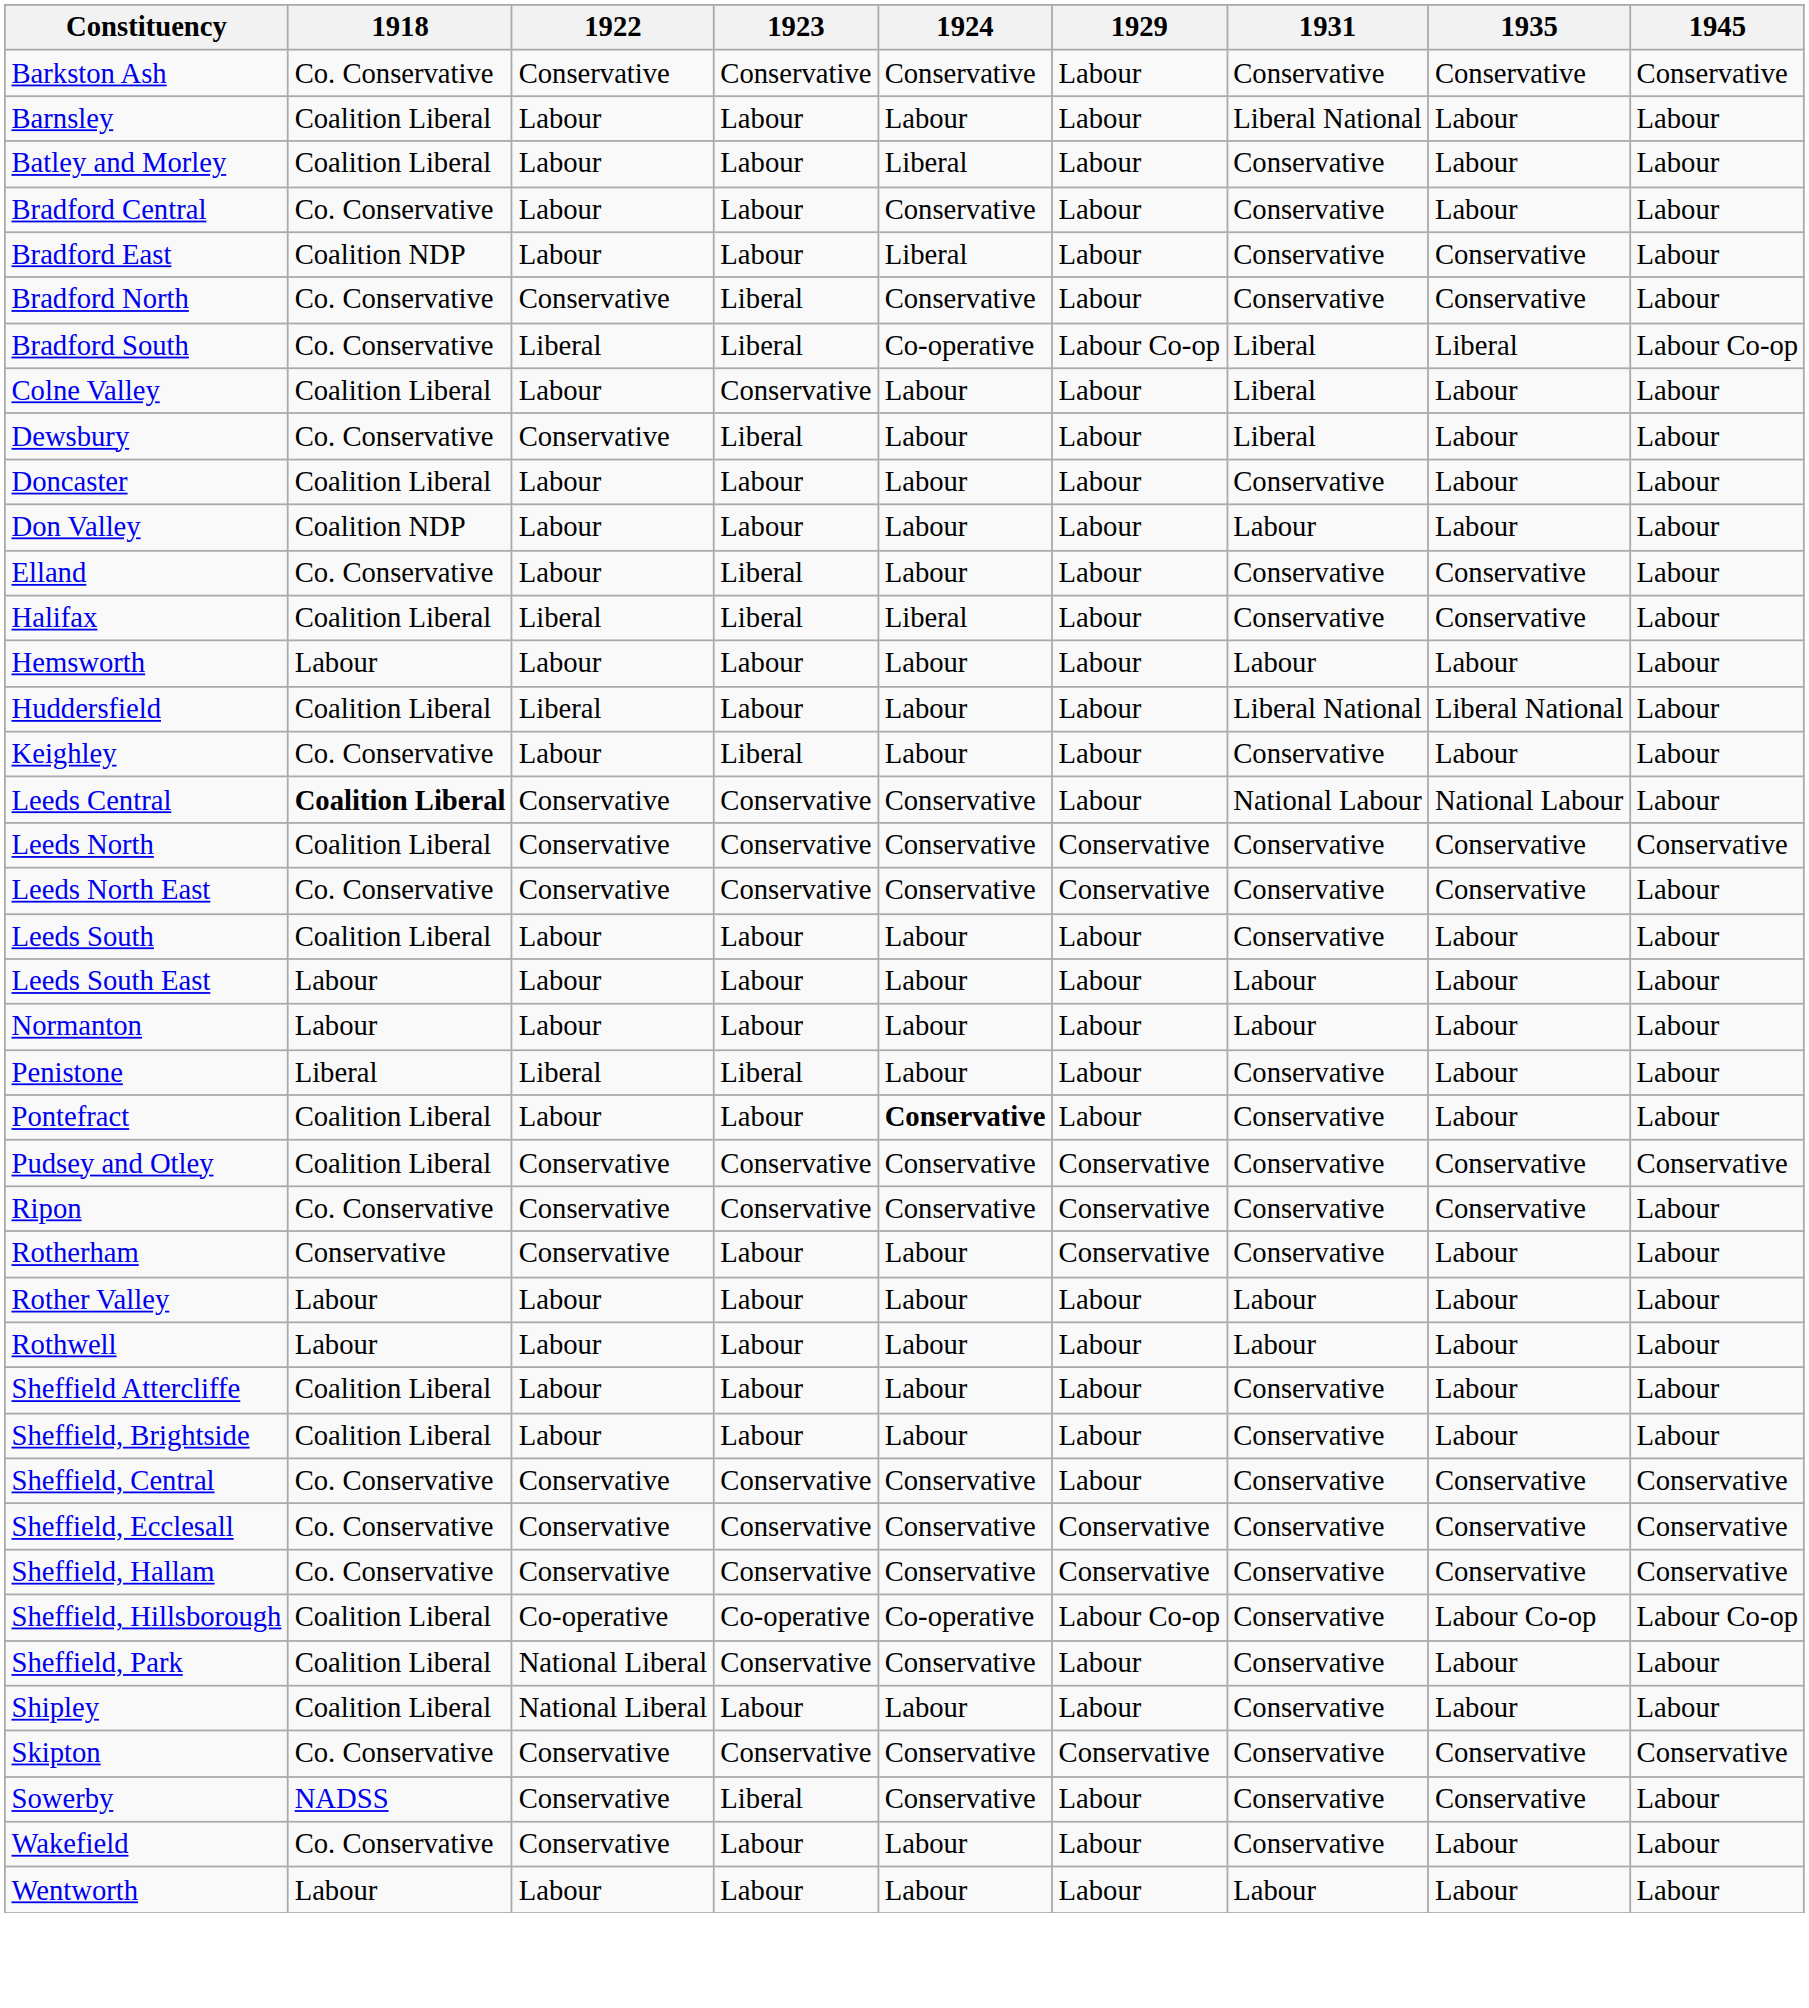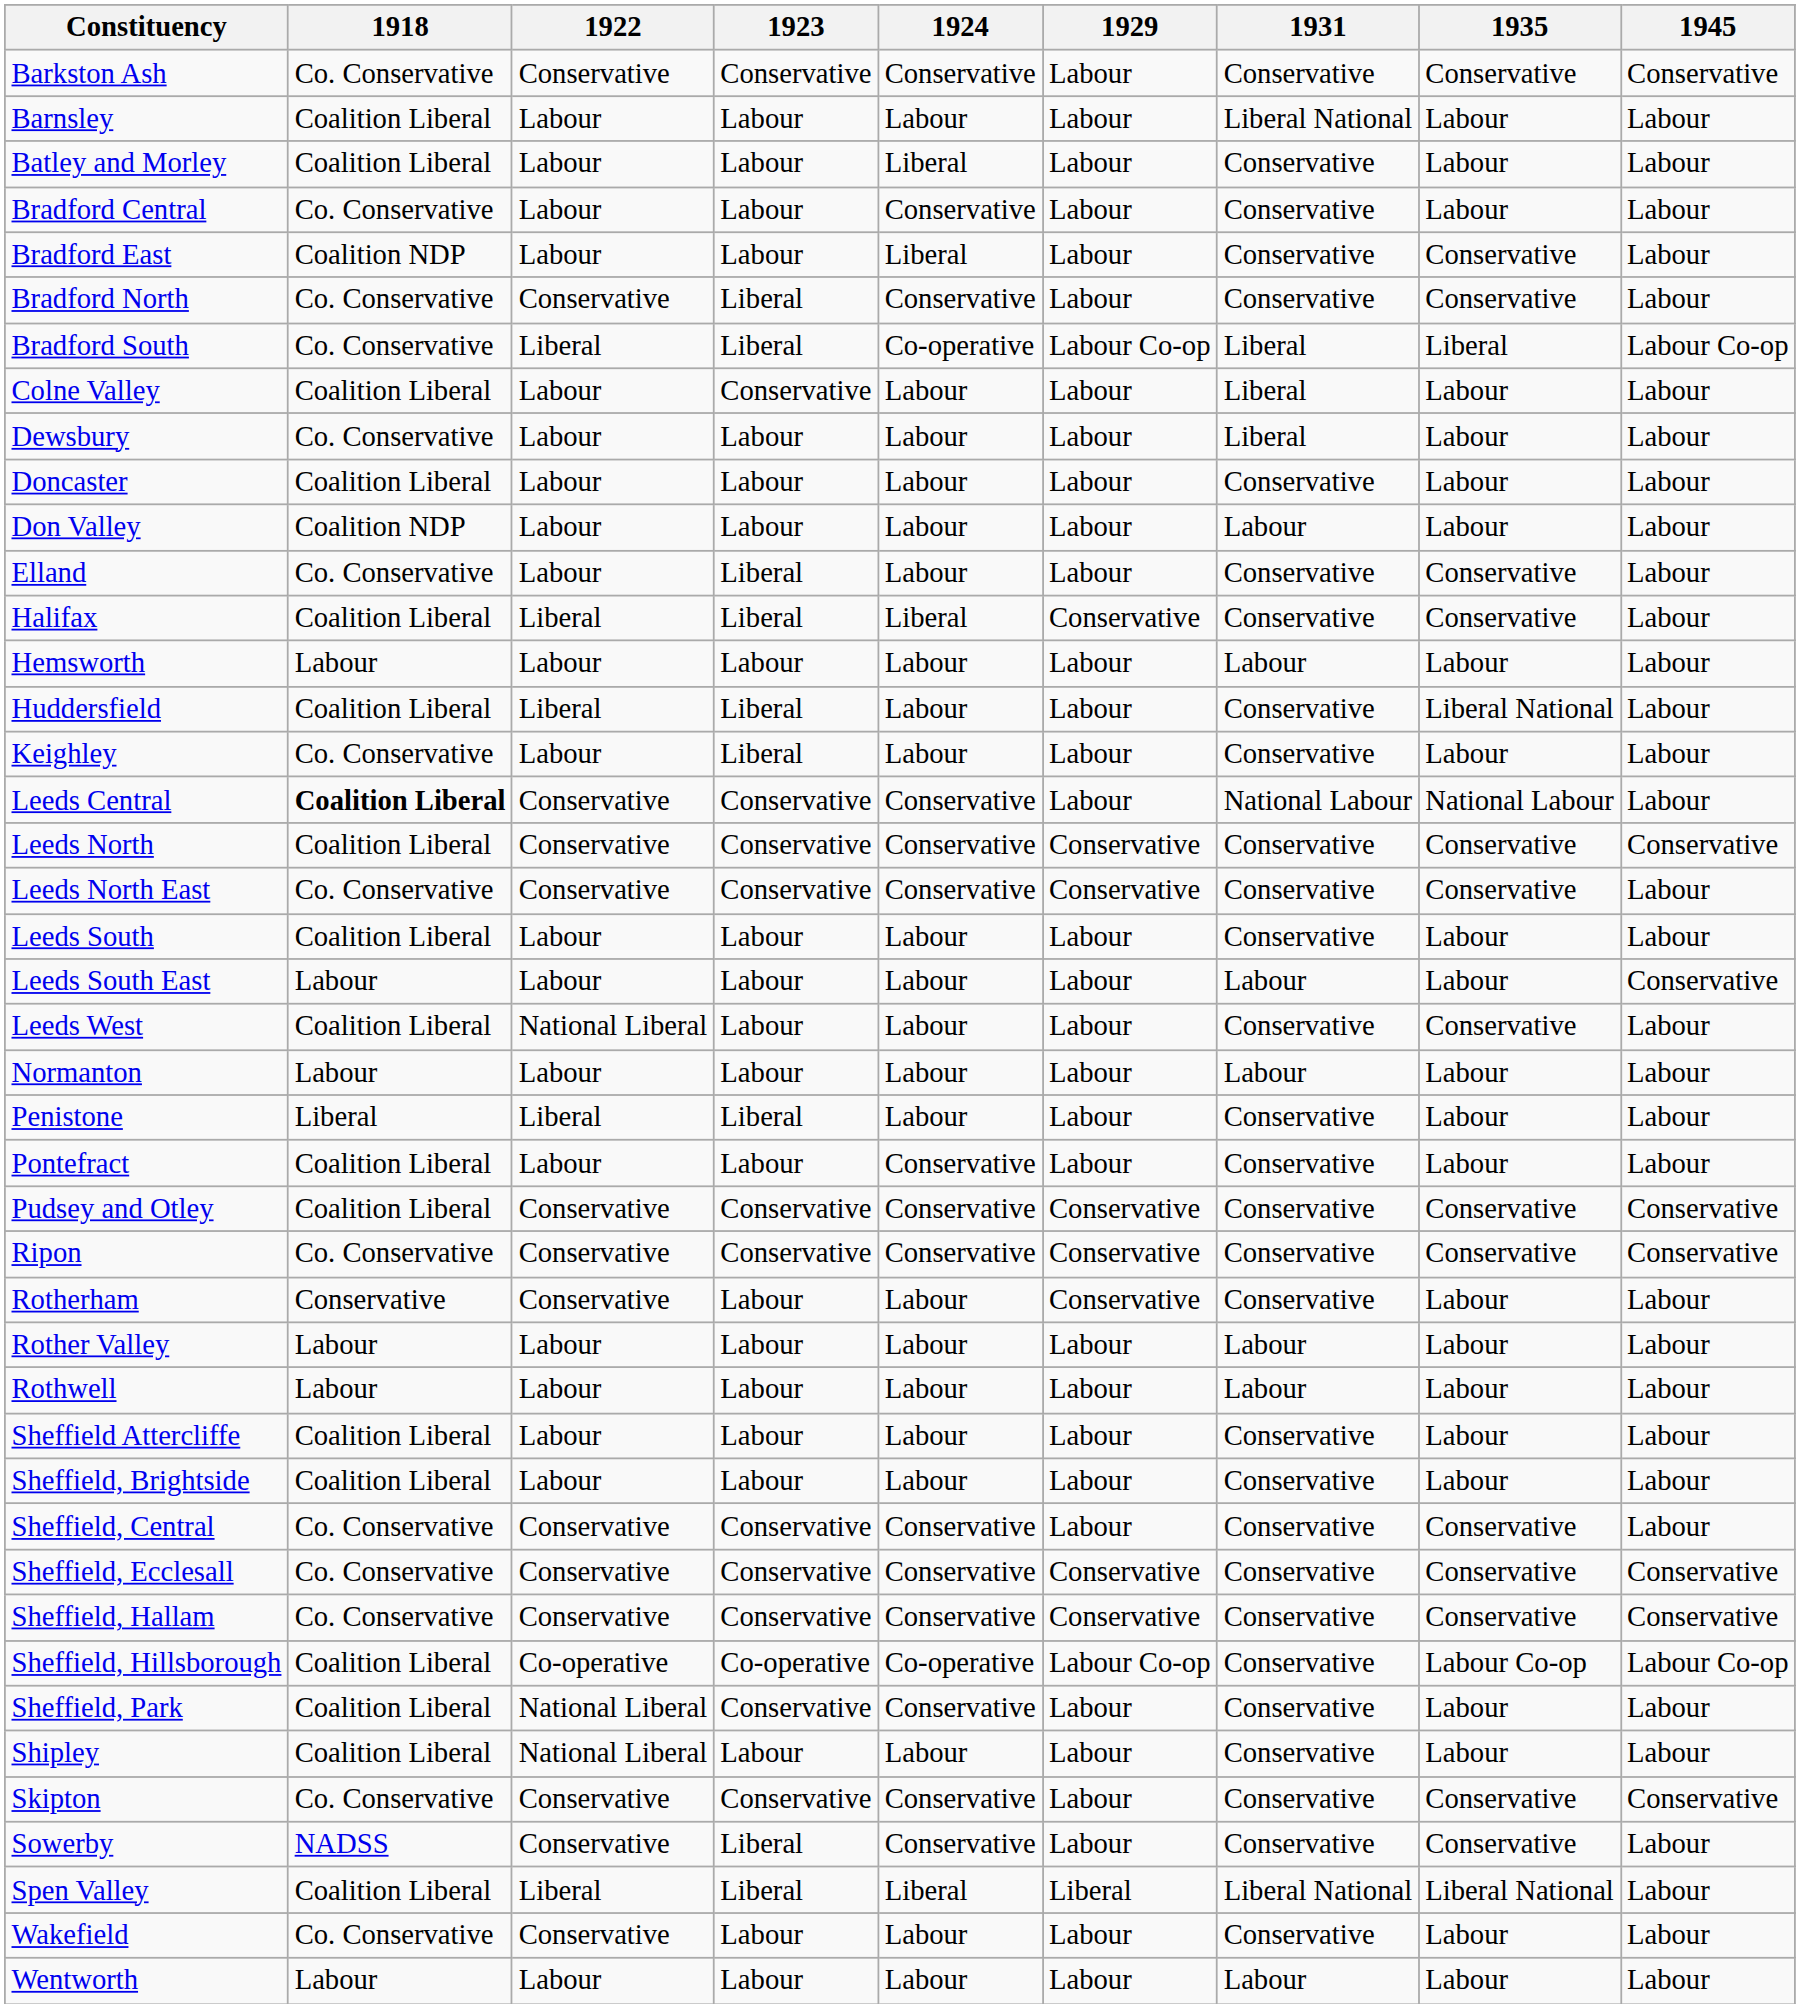(594, 436) Conservative -> (560, 436) Labour
(762, 436) Liberal -> (762, 436) Labour
(1100, 617) Labour -> (1125, 617) Conservative
(762, 708) Labour -> (762, 708) Liberal
(1327, 708) Liberal National -> (1299, 708) Conservative
(1678, 981) Labour -> (1703, 981) Conservative
+ row: (77, 1026)
(965, 1117) bold -> (960, 1162) normal
(1678, 1208) Labour -> (1703, 1253) Conservative
(1712, 1480) Conservative -> (1668, 1526) Labour
(1134, 1753) Conservative -> (1090, 1798) Labour
+ row: (80, 1889)
